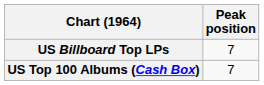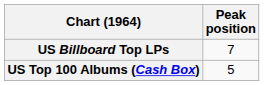(231, 70) 7 -> (231, 70) 5
